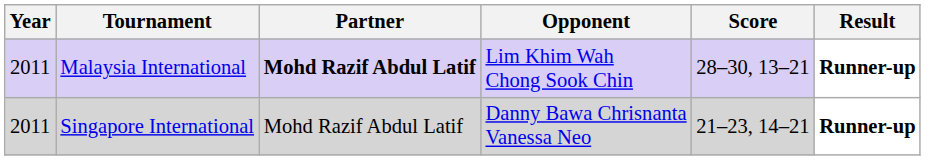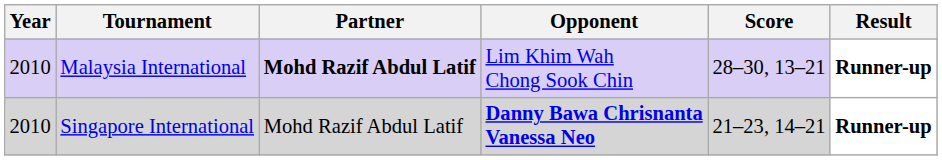(30, 67) 2011 -> (30, 67) 2010
(30, 126) 2011 -> (30, 126) 2010
(586, 126) normal -> (594, 126) bold
